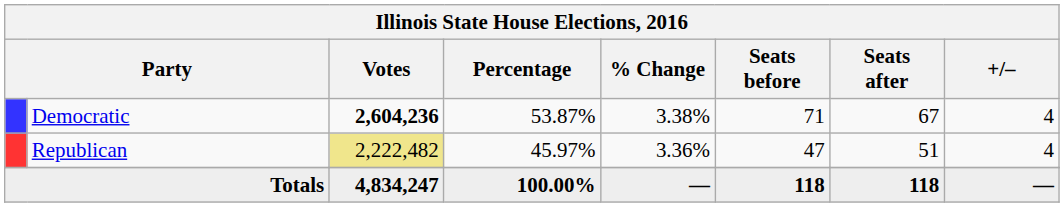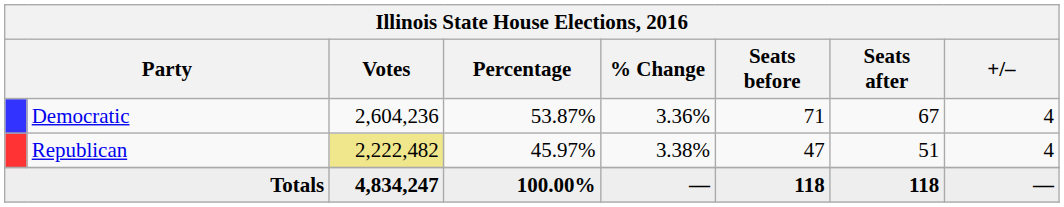(397, 115) bold -> (397, 115) normal
(683, 115) 3.38% -> (683, 115) 3.36%
(683, 150) 3.36% -> (683, 150) 3.38%
